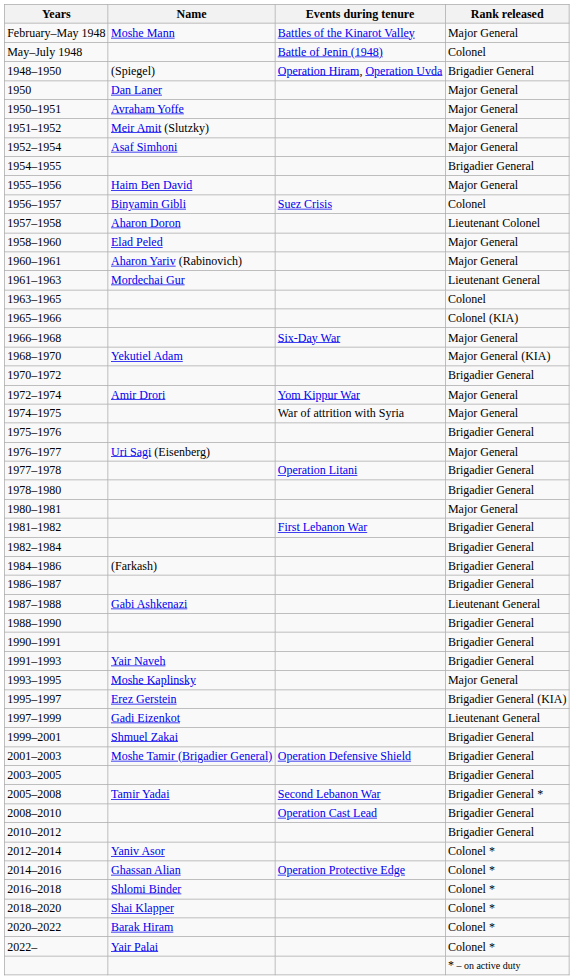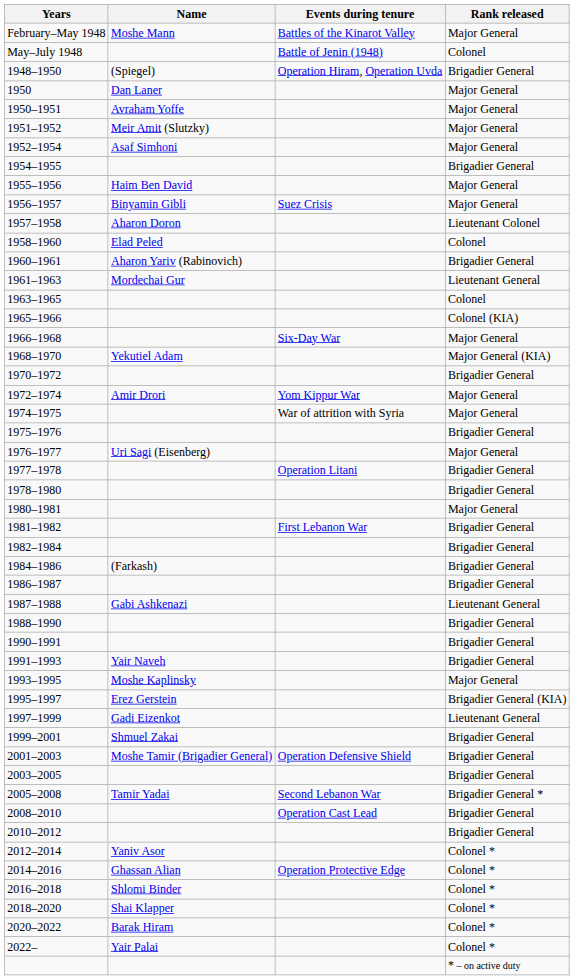(467, 204) Colonel -> (483, 204) Major General
(483, 242) Major General -> (467, 242) Colonel
(483, 261) Major General -> (491, 261) Brigadier General
